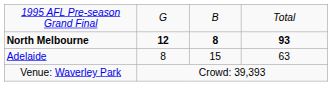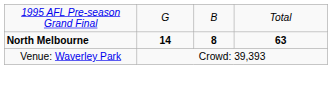(163, 40) 12 -> (165, 40) 14
(284, 40) 93 -> (281, 40) 63
- row: (27, 56)
